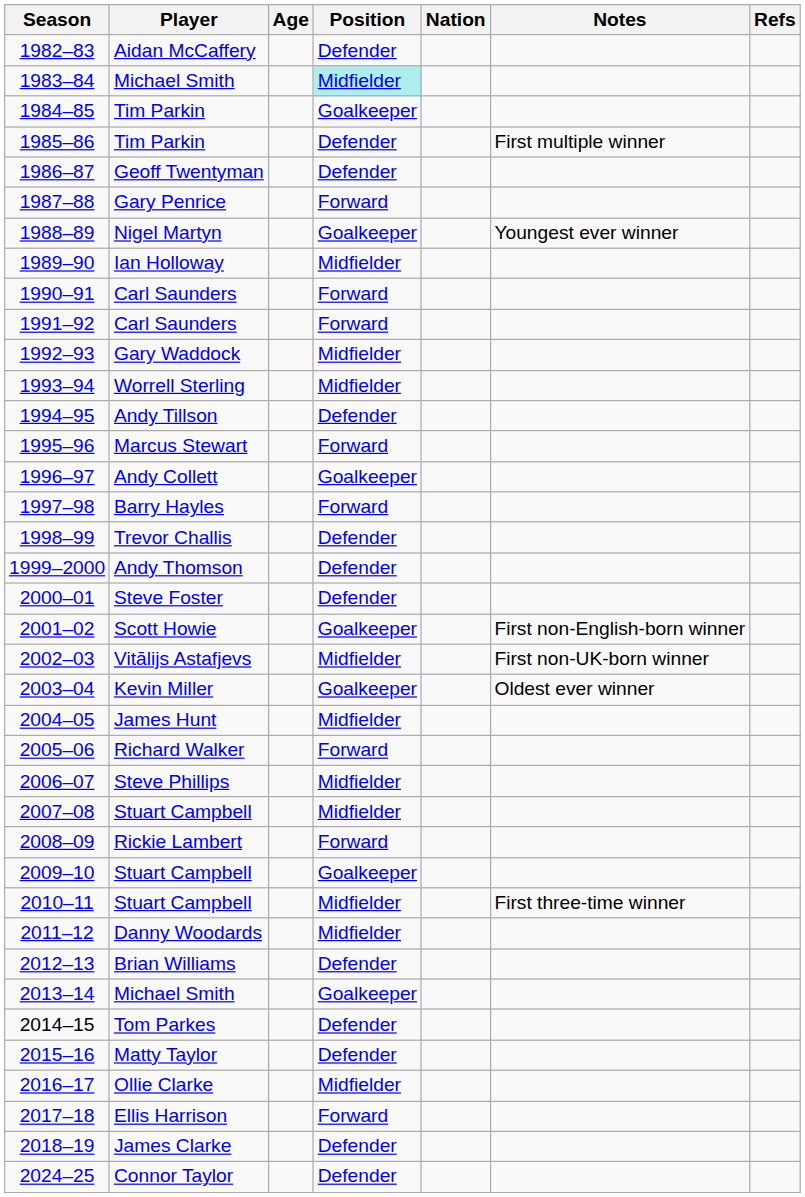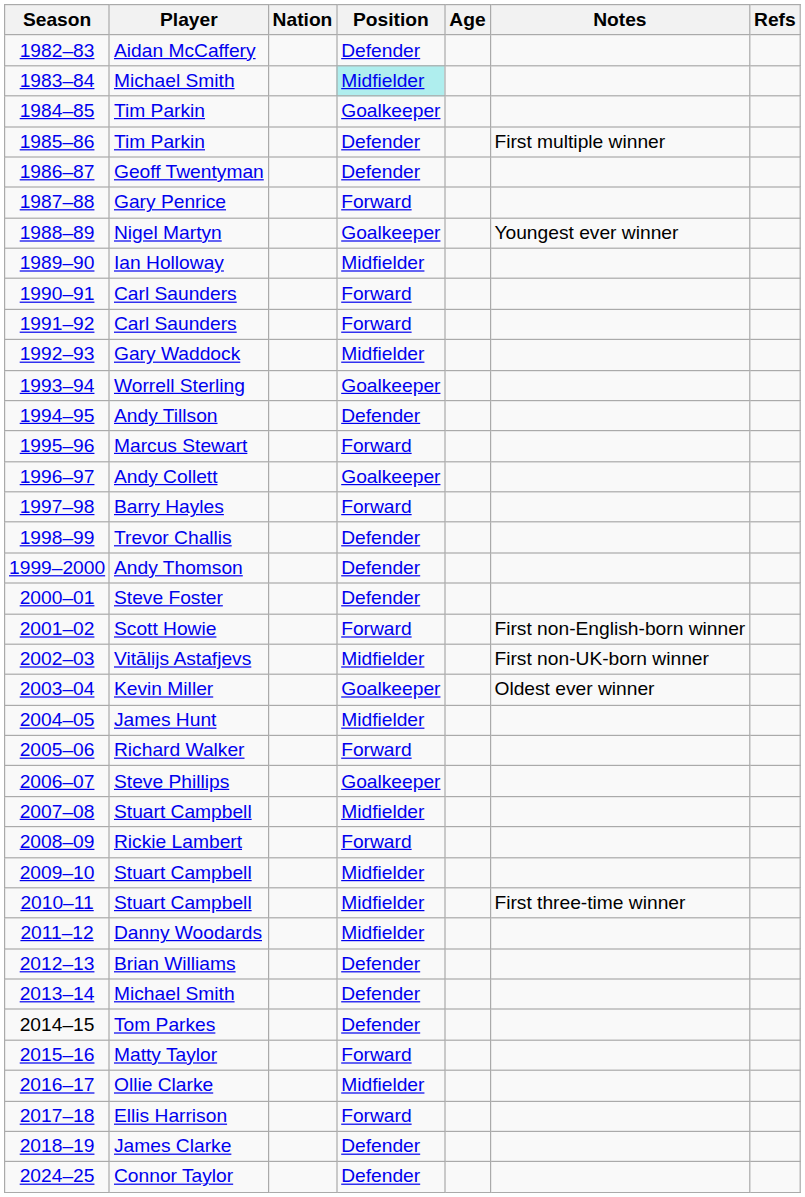columns swapped: (456, 19) <-> (291, 19)
(359, 385) Midfielder -> (391, 385) Goalkeeper
(367, 628) Goalkeeper -> (376, 628) Forward
(359, 780) Midfielder -> (391, 780) Goalkeeper
(367, 872) Goalkeeper -> (383, 872) Midfielder
(367, 994) Goalkeeper -> (381, 994) Defender
(357, 1055) Defender -> (376, 1055) Forward
